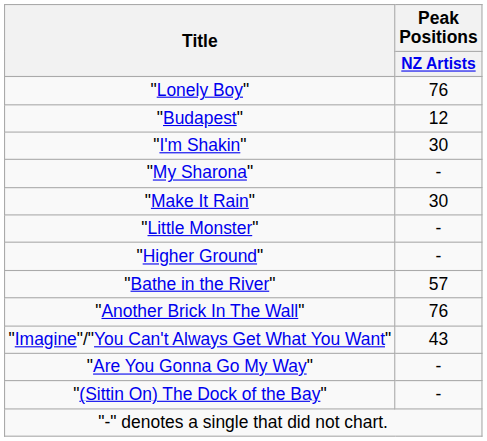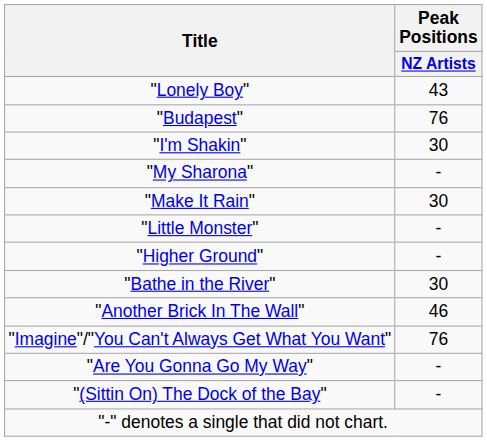(438, 90) 76 -> (438, 90) 43
(438, 118) 12 -> (438, 118) 76
(438, 284) 57 -> (438, 284) 30
(438, 311) 76 -> (438, 311) 46
(438, 339) 43 -> (438, 339) 76
